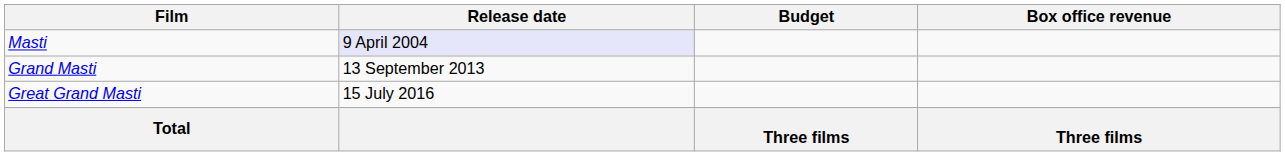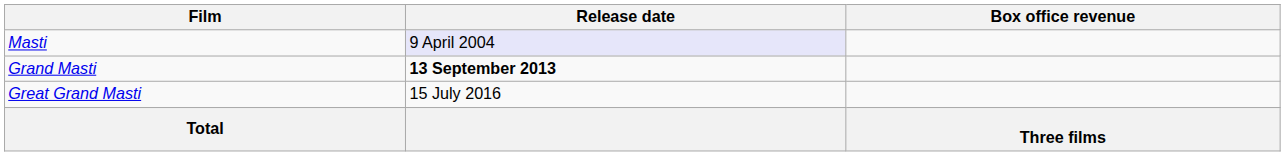- column: (806, 17)
(414, 68) normal -> (483, 68) bold
